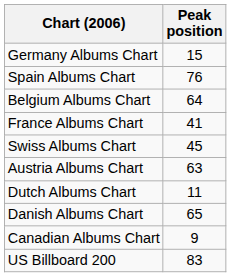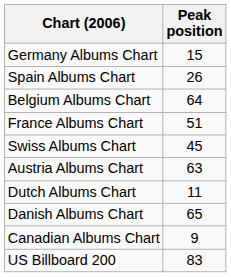(194, 77) 76 -> (194, 77) 26
(194, 123) 41 -> (194, 123) 51
